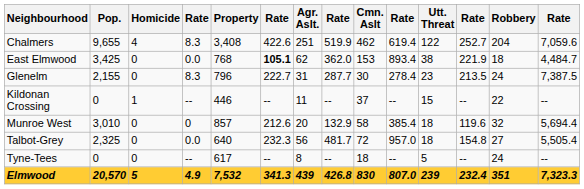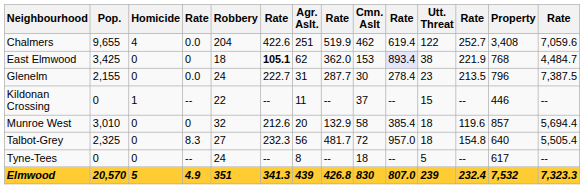columns swapped: (514, 19) <-> (236, 19)
(193, 42) 8.3 -> (193, 42) 0.0
(193, 59) 0.0 -> (188, 59) 0
(402, 59) no background -> (402, 59) lavender background
(193, 77) 8.3 -> (193, 77) 0.0
(193, 141) 0.0 -> (193, 141) 8.3
